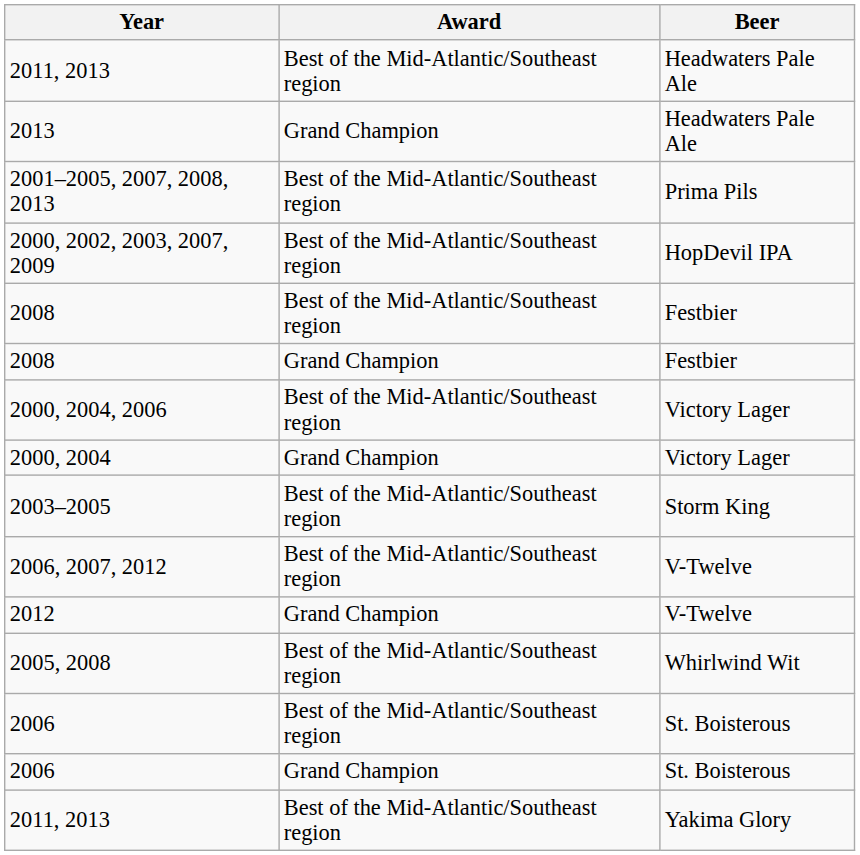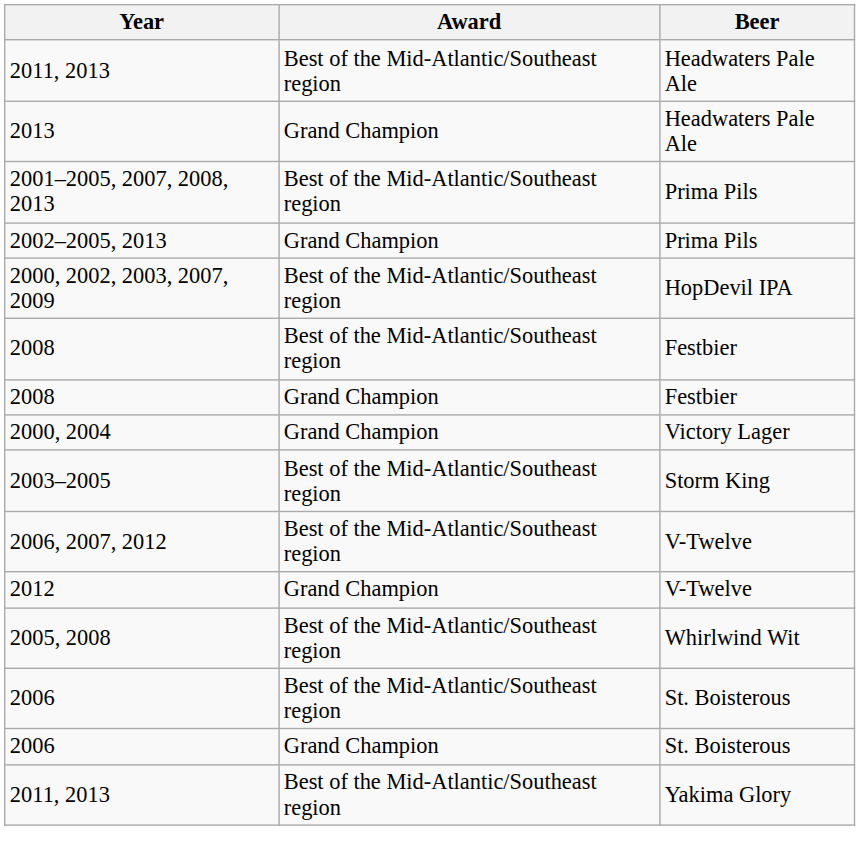+ row: (88, 239)
- row: (88, 409)
